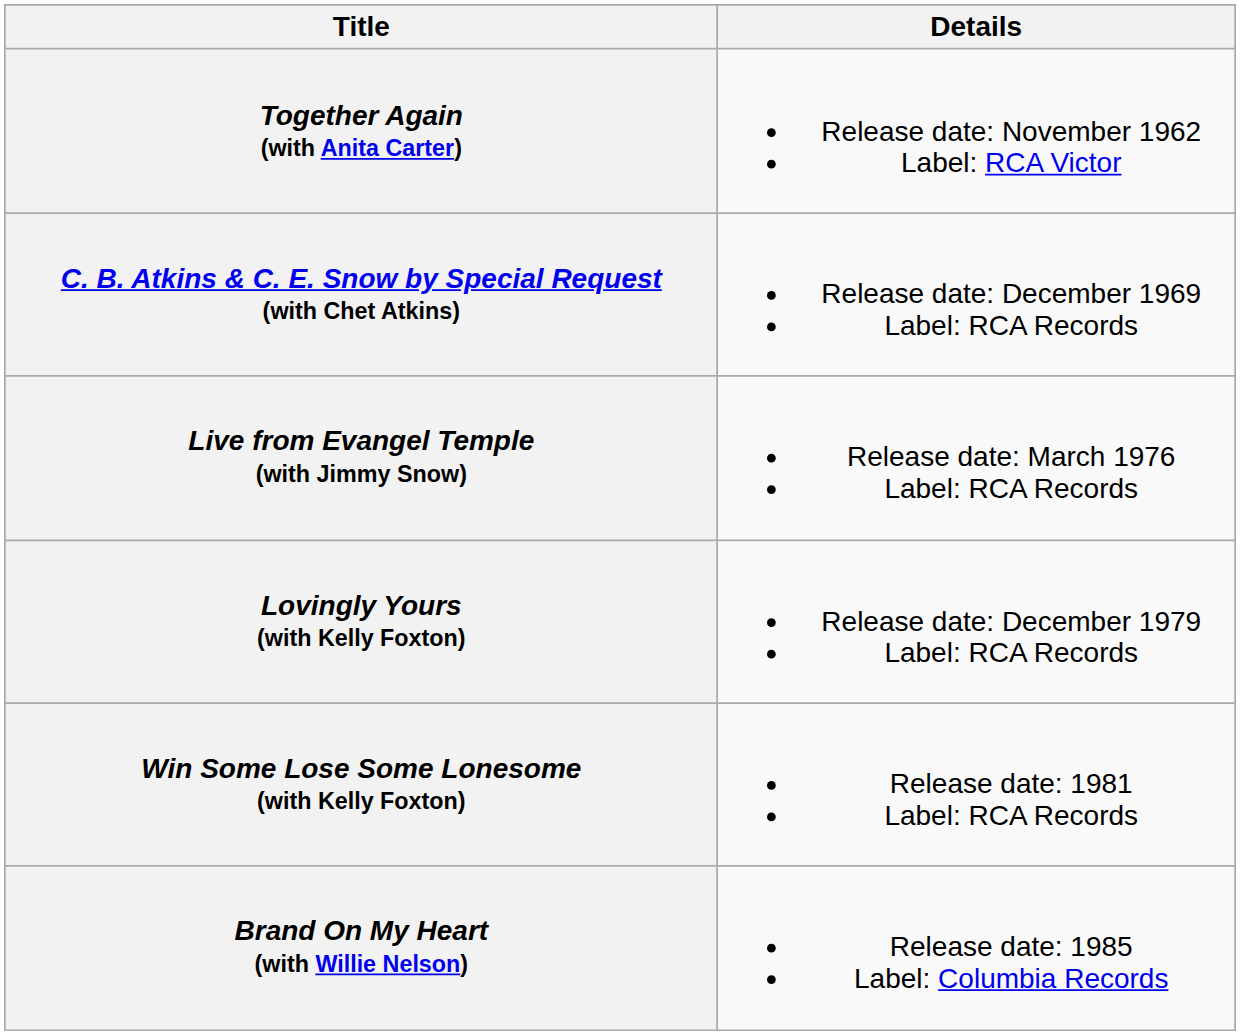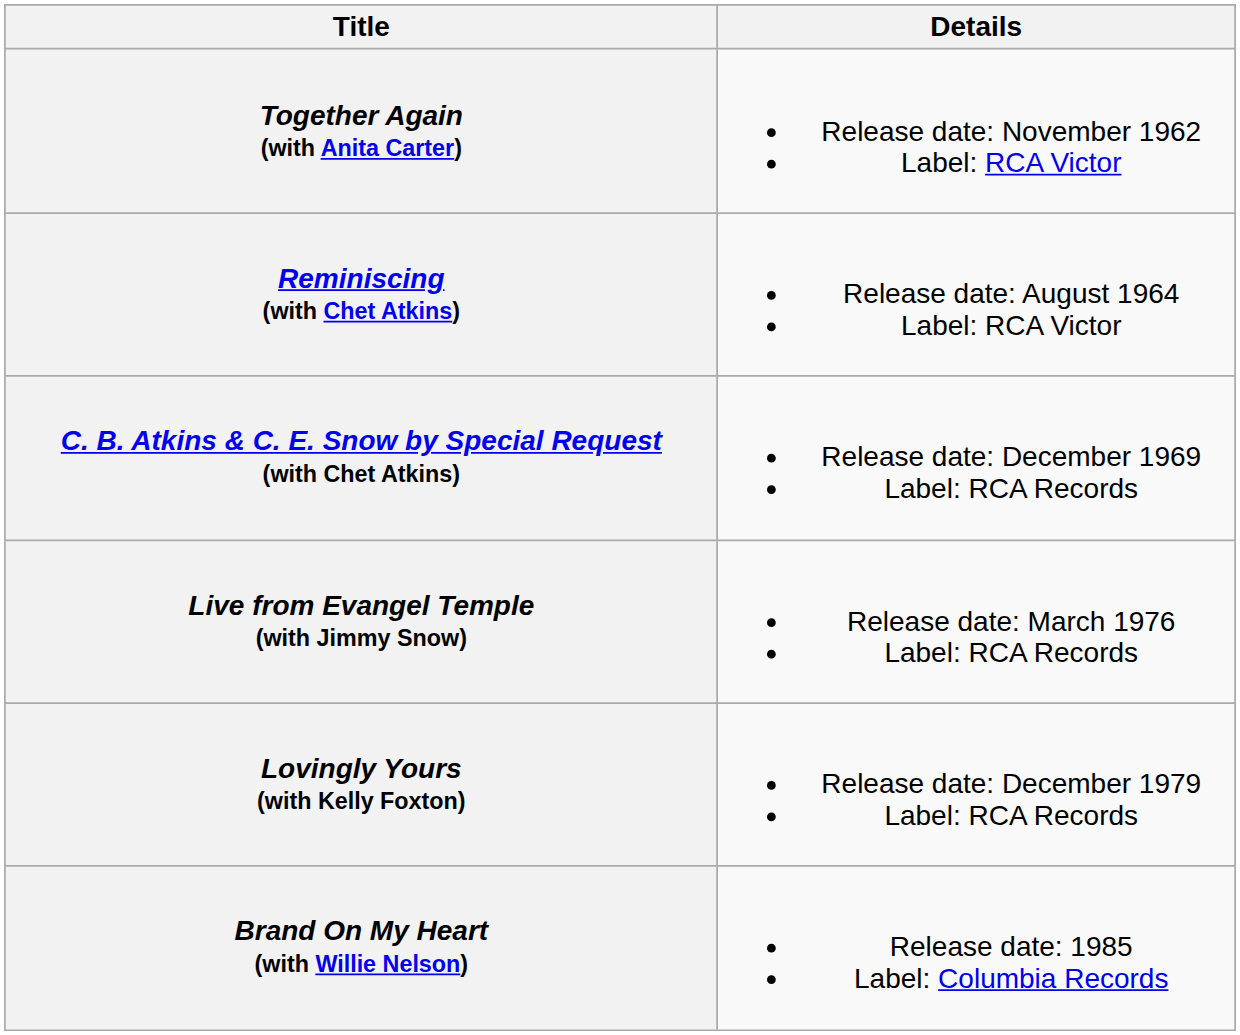+ row: (361, 294)
- row: (361, 784)
